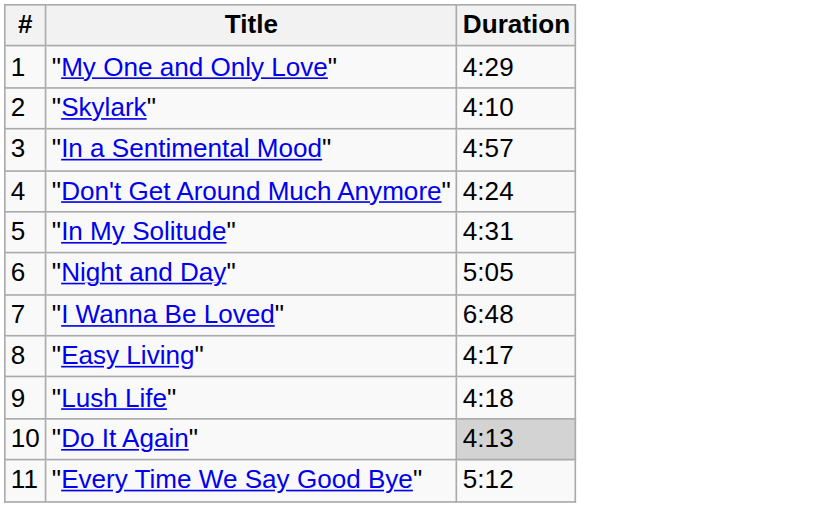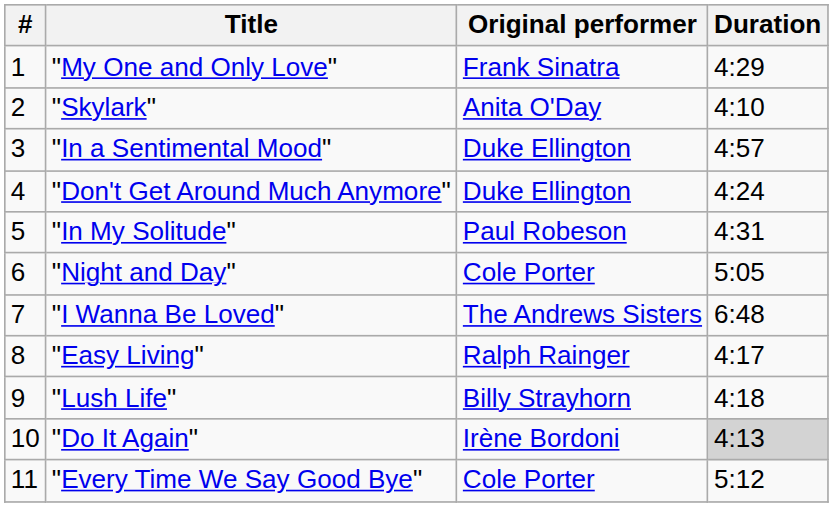+ column: (582, 25)
